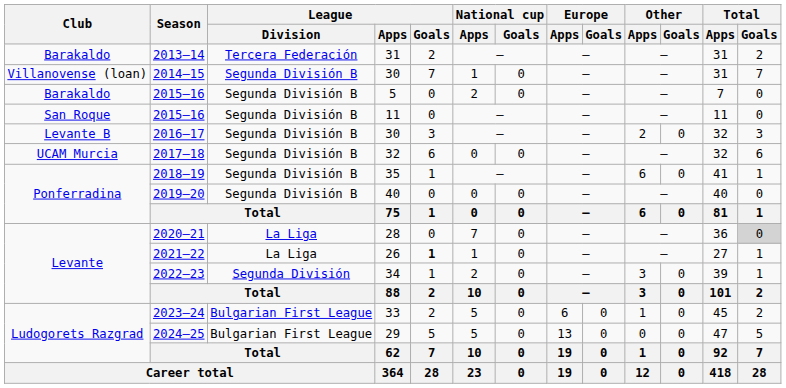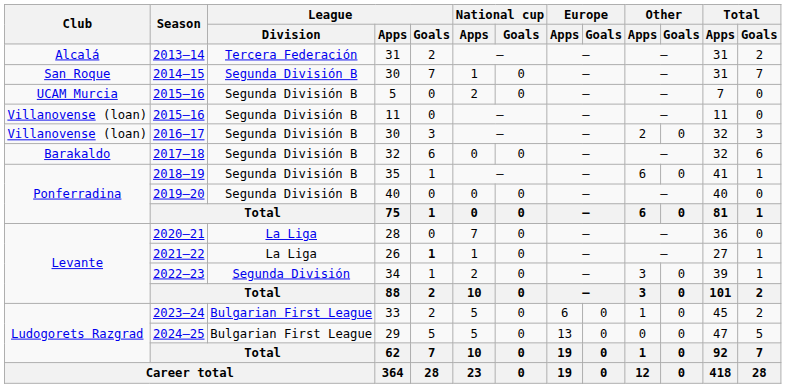(77, 54) Barakaldo -> (77, 54) Alcalá
(77, 74) Villanovense (loan) -> (77, 74) San Roque
(77, 94) Barakaldo -> (77, 94) UCAM Murcia
(77, 114) San Roque -> (77, 114) Villanovense (loan)
(77, 134) Levante B -> (77, 134) Villanovense (loan)
(77, 154) UCAM Murcia -> (77, 154) Barakaldo
(759, 234) lightgrey background -> (759, 234) no background
